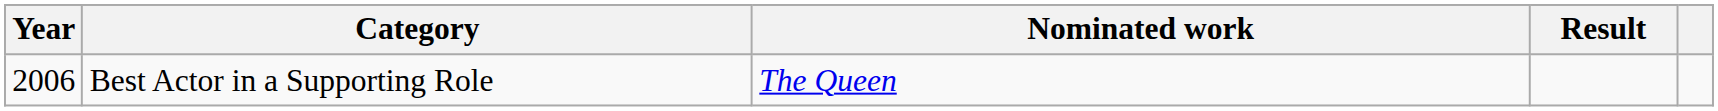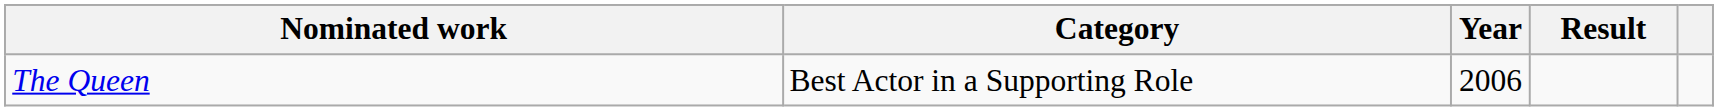columns swapped: (44, 29) <-> (1141, 29)
